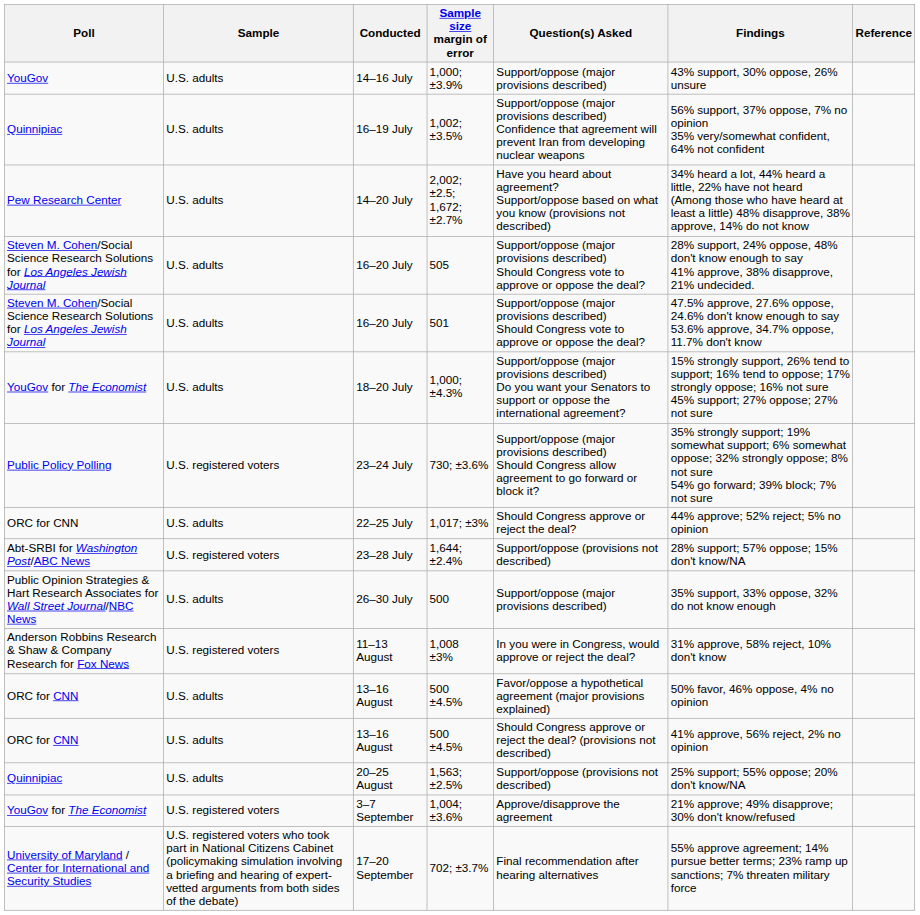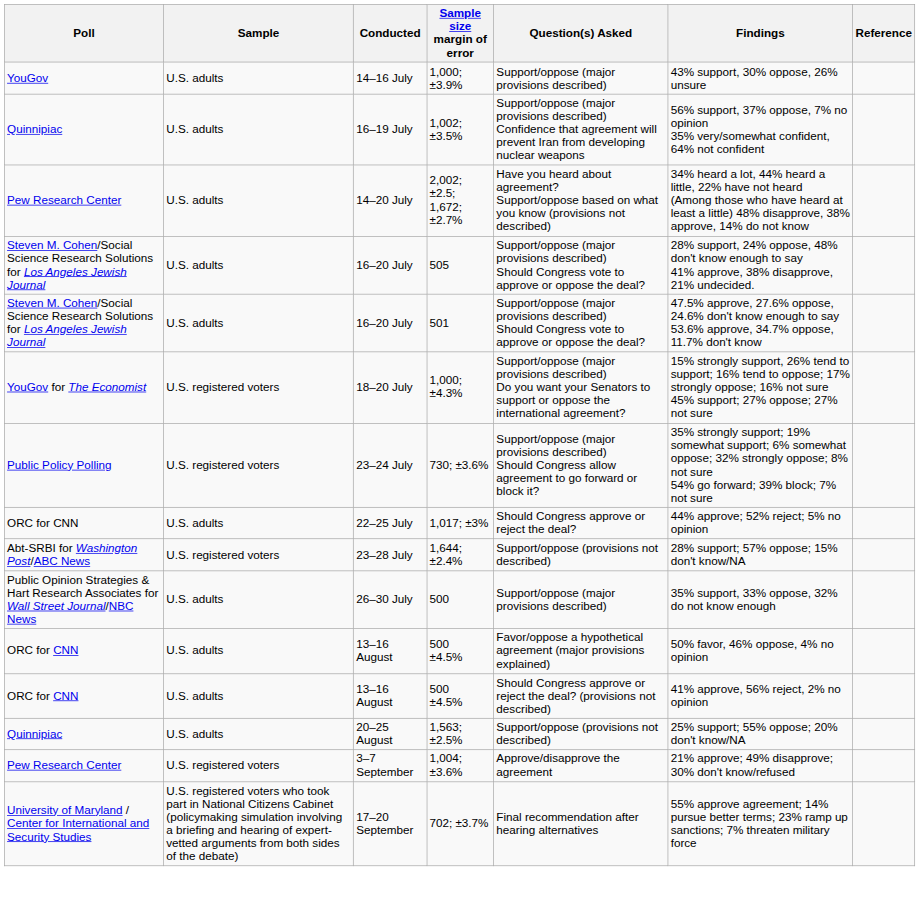(195, 387) U.S. adults -> (223, 387) U.S. registered voters
- row: (374, 651)
(77, 810) YouGov for The Economist -> (64, 765) Pew Research Center
